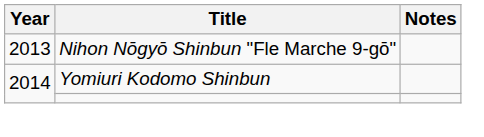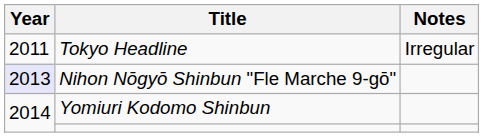+ row: (123, 49)
(30, 49) no background -> (30, 78) lavender background
